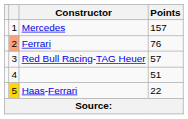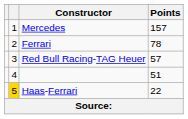(14, 43) lightsalmon background -> (14, 43) no background
(156, 43) 76 -> (156, 43) 78
